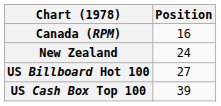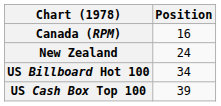(184, 72) 27 -> (184, 72) 34
